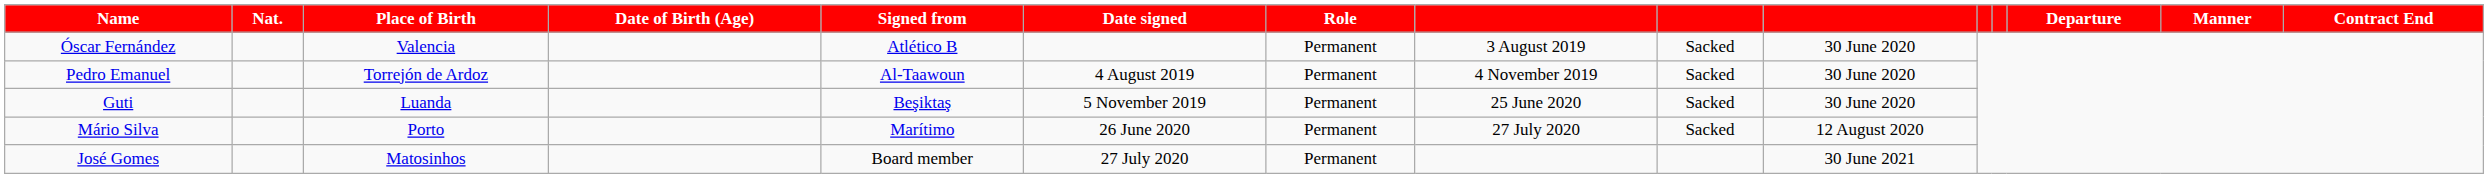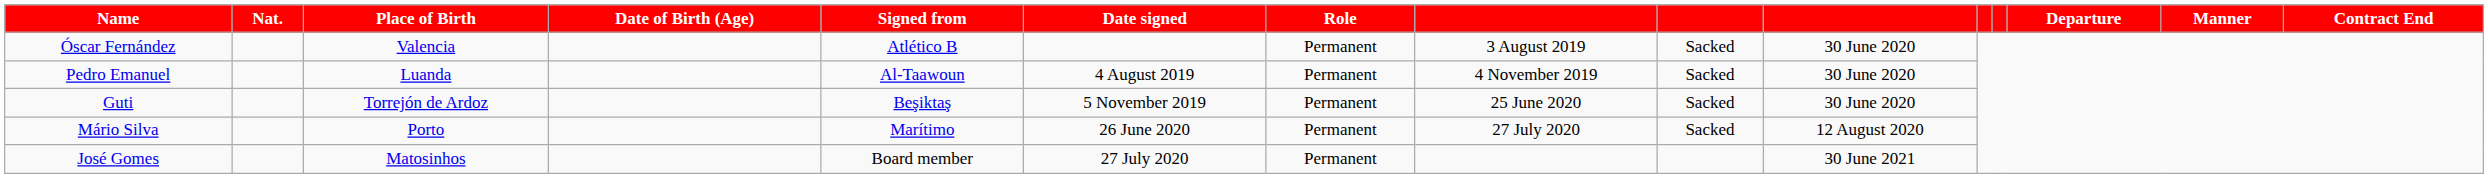(426, 74) Torrejón de Ardoz -> (426, 74) Luanda
(426, 102) Luanda -> (426, 102) Torrejón de Ardoz
